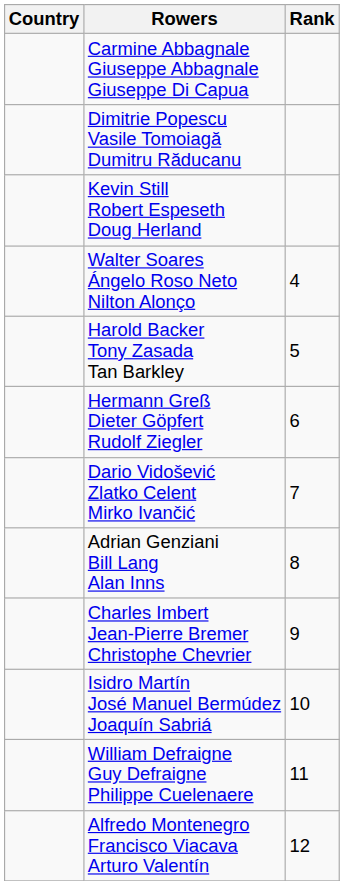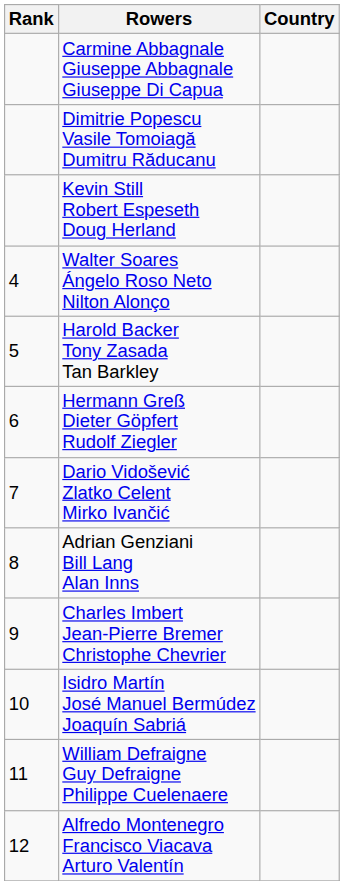columns swapped: (312, 19) <-> (44, 19)
